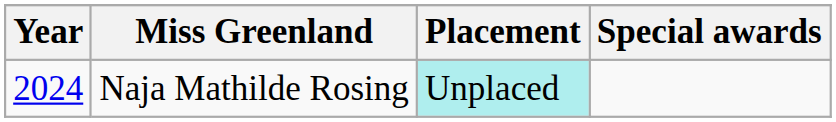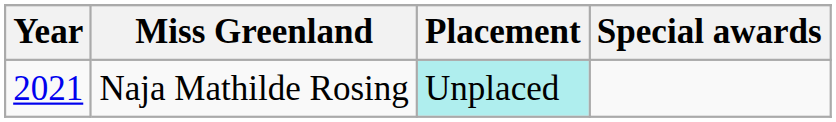(48, 87) 2024 -> (48, 87) 2021
